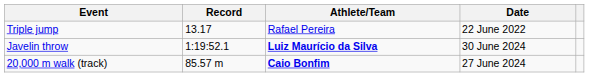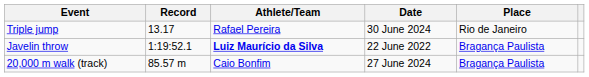+ column: (517, 12)
(494, 29) 22 June 2022 -> (399, 29) 30 June 2024
(494, 46) 30 June 2024 -> (399, 46) 22 June 2022
(299, 63) bold -> (242, 63) normal
